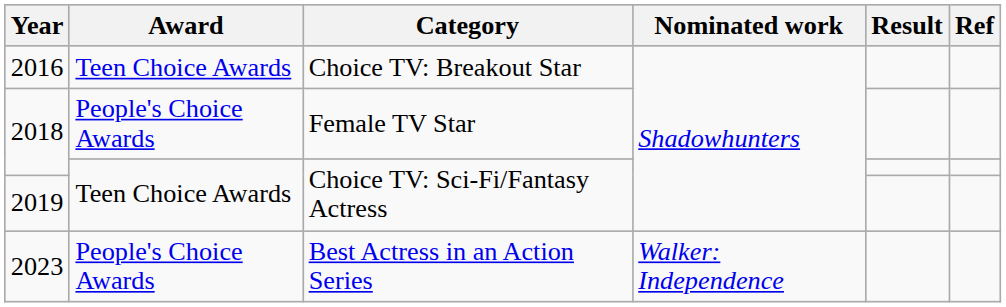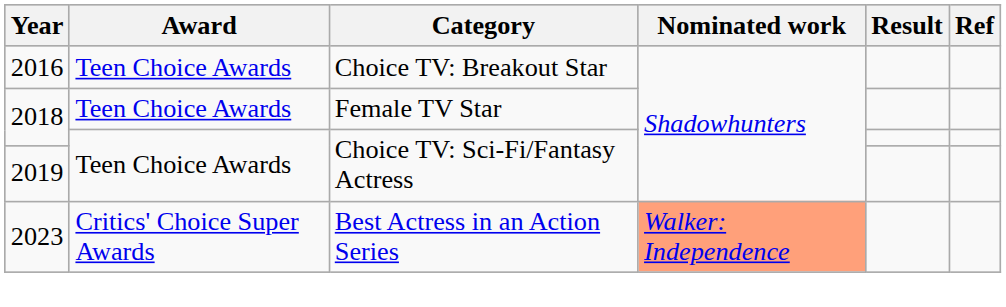(159, 123) People's Choice Awards -> (183, 108) Teen Choice Awards
(159, 265) People's Choice Awards -> (187, 236) Critics' Choice Super Awards
(711, 265) no background -> (717, 236) lightsalmon background
